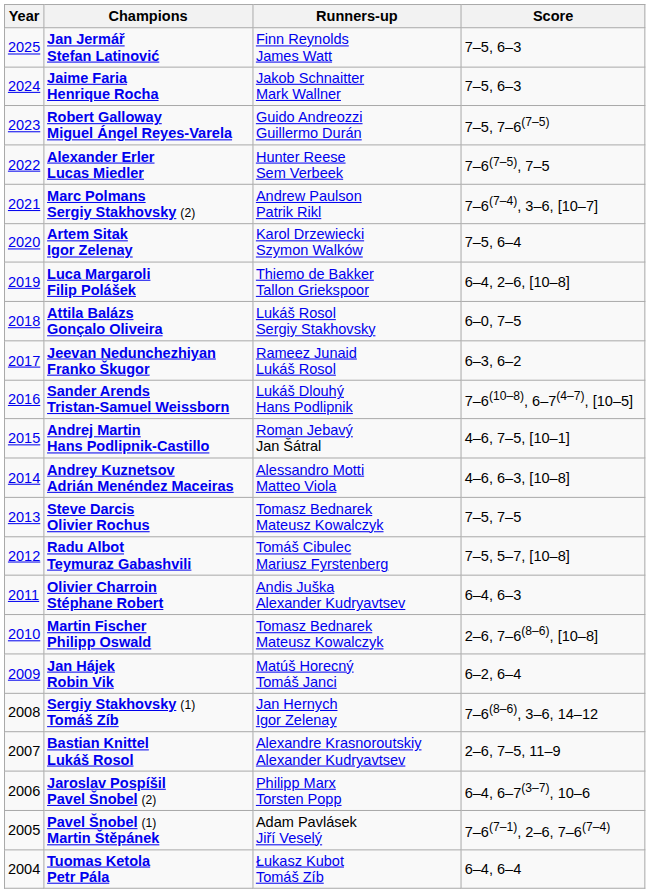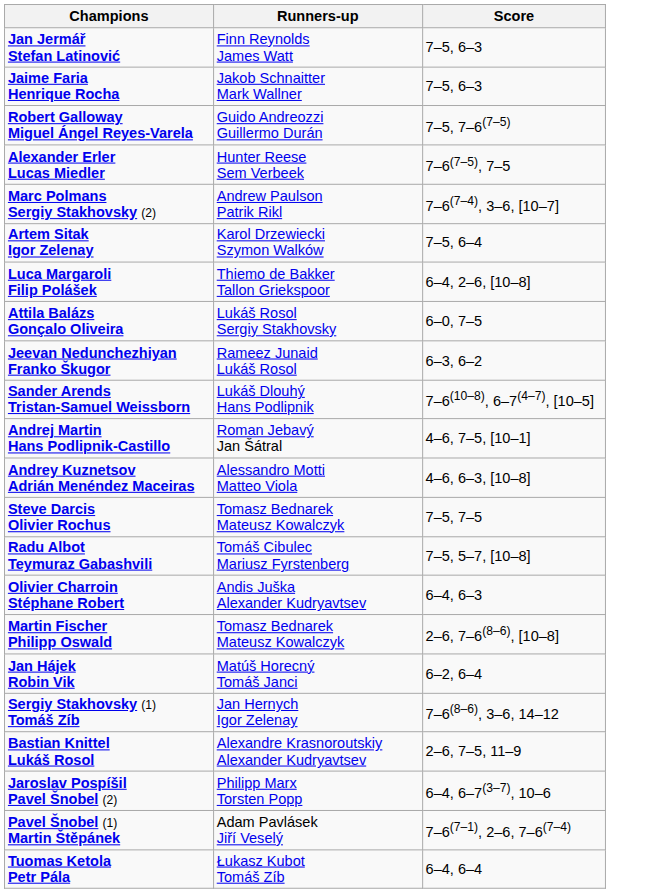- column: (24, 16)
